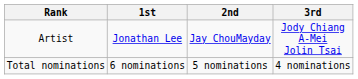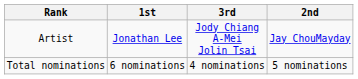columns swapped: (230, 12) <-> (313, 12)
